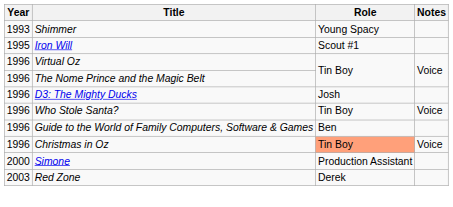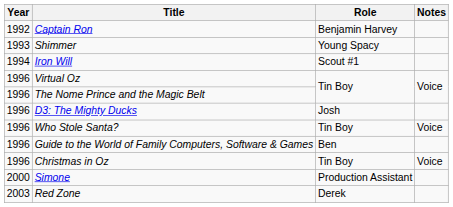+ row: (64, 29)
(18, 45) 1995 -> (18, 62) 1994
(335, 144) lightsalmon background -> (335, 161) no background
